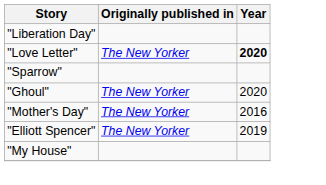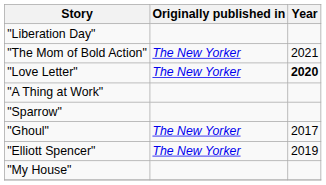+ row: (77, 53)
+ row: (55, 92)
(253, 92) 2020 -> (305, 131) 2017
- row: (48, 111)
